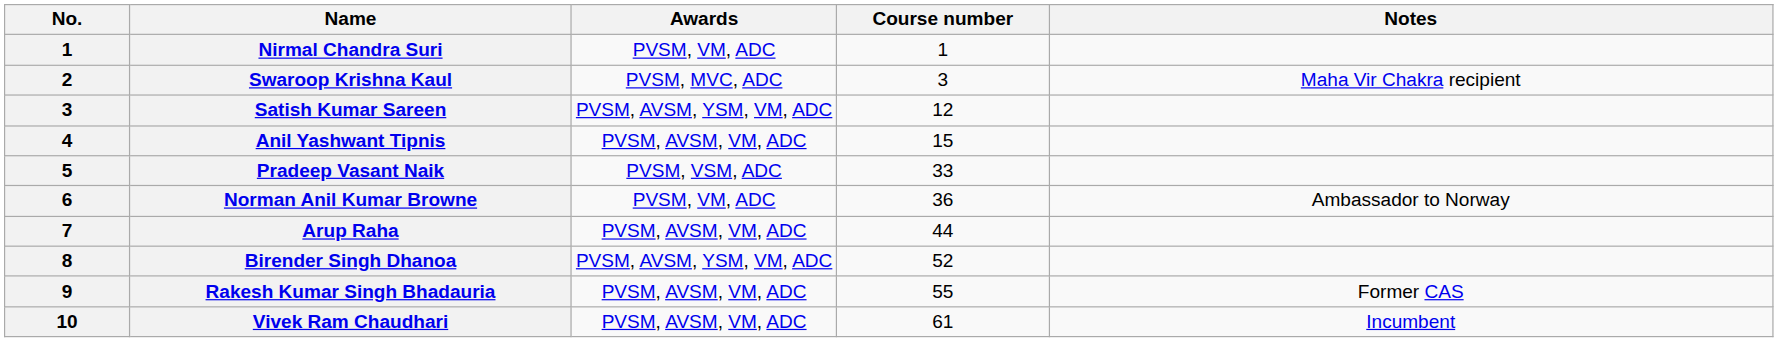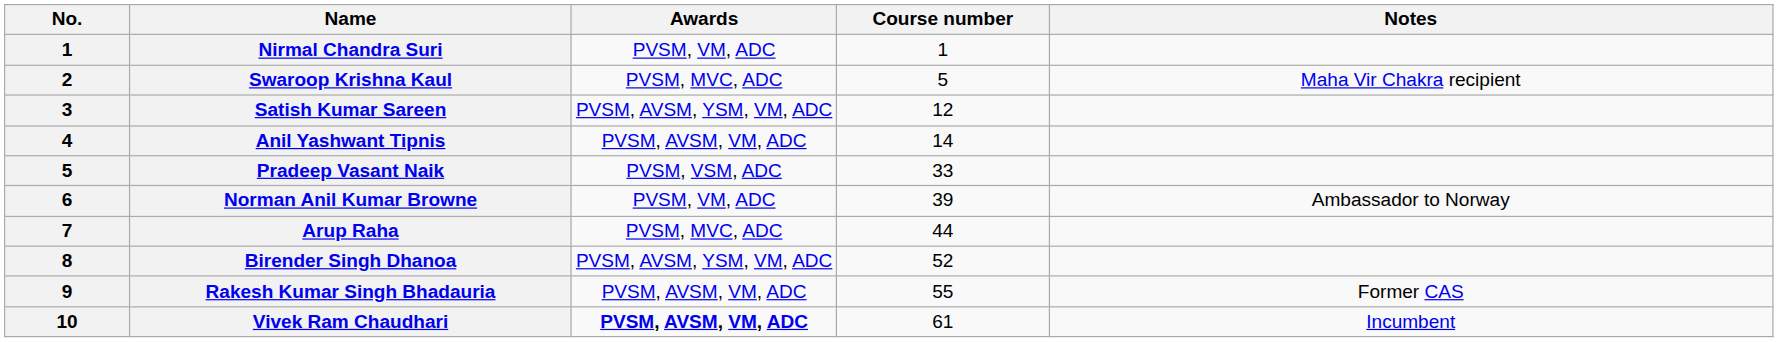(943, 79) 3 -> (943, 79) 5
(943, 140) 15 -> (943, 140) 14
(943, 200) 36 -> (943, 200) 39
(704, 230) PVSM, AVSM, VM, ADC -> (704, 230) PVSM, MVC, ADC
(704, 321) normal -> (704, 321) bold
